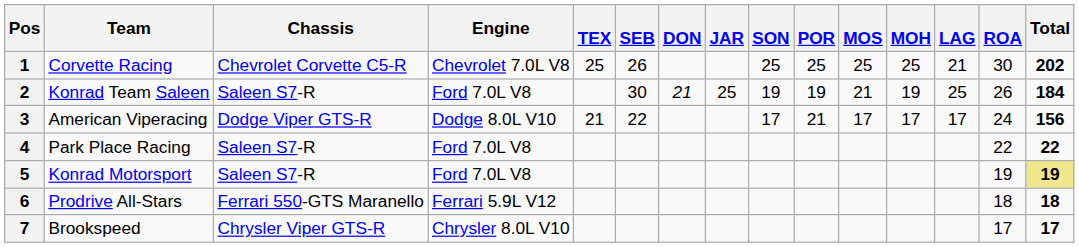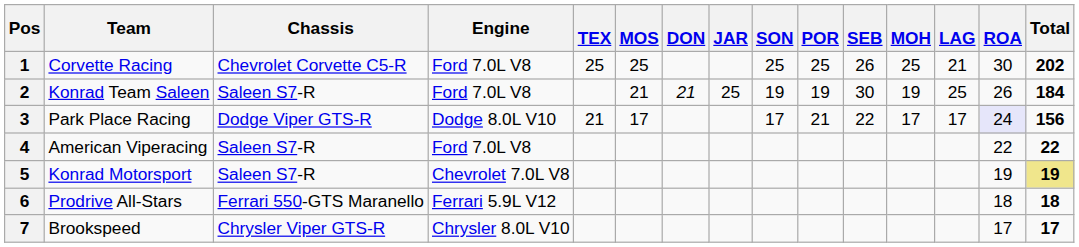columns swapped: (637, 38) <-> (863, 38)
(501, 65) Chevrolet 7.0L V8 -> (482, 65) Ford 7.0L V8
(128, 120) American Viperacing -> (119, 120) Park Place Racing
(1003, 120) no background -> (1003, 120) lavender background
(119, 147) Park Place Racing -> (128, 147) American Viperacing
(482, 174) Ford 7.0L V8 -> (501, 174) Chevrolet 7.0L V8
